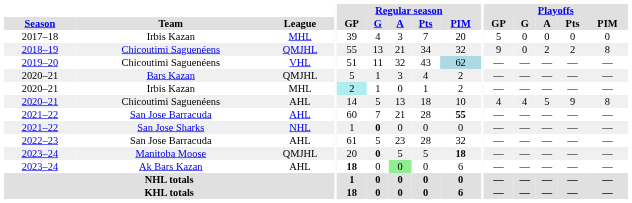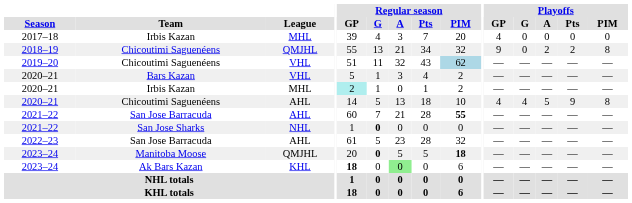(499, 36) 5 -> (499, 36) 4
(300, 75) QMJHL -> (300, 75) VHL
(300, 166) AHL -> (300, 166) KHL
